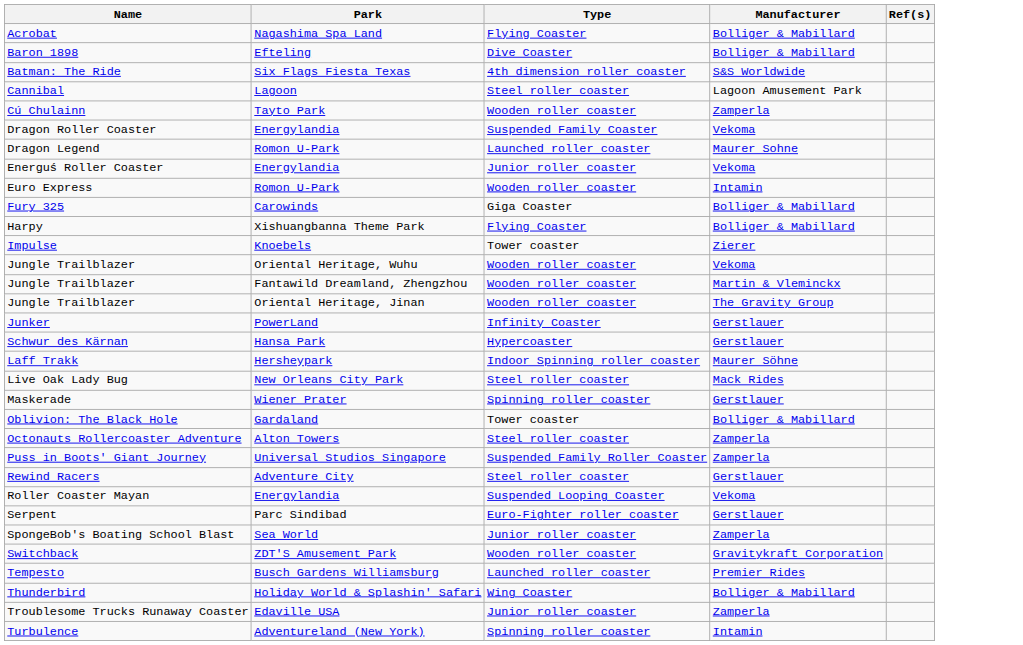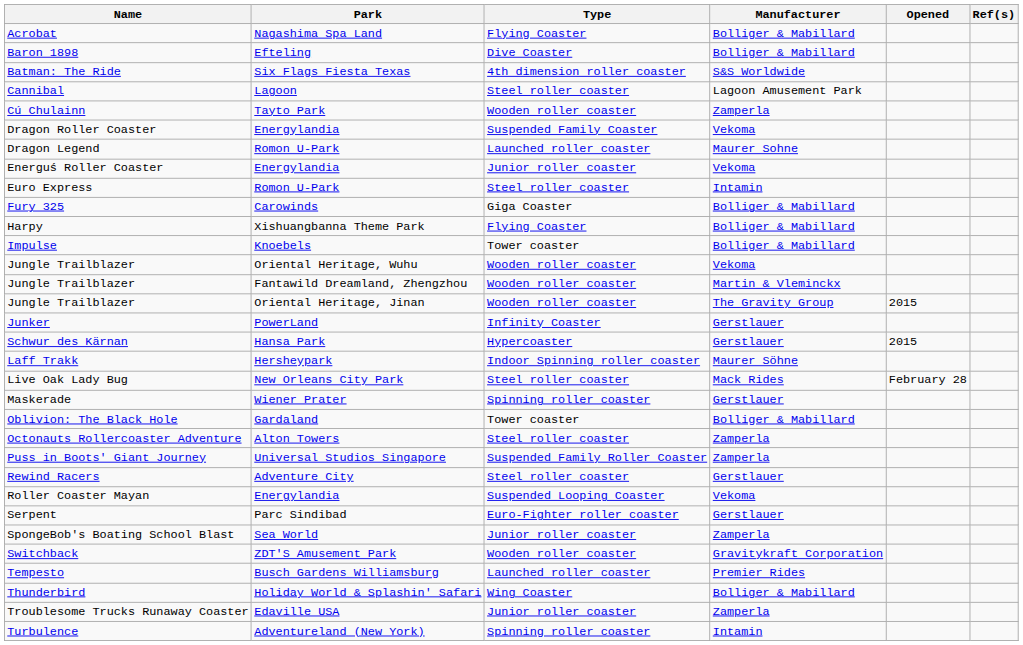+ column: (928, 14)
(562, 188) Wooden roller coaster -> (558, 188) Steel roller coaster
(734, 245) Zierer -> (784, 245) Bolliger & Mabillard
